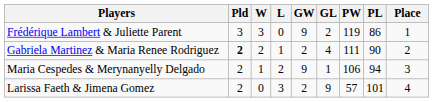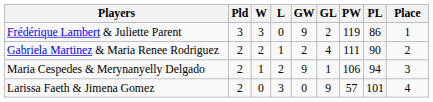(240, 50) bold -> (240, 50) normal
(304, 87) 2 -> (304, 87) 0
